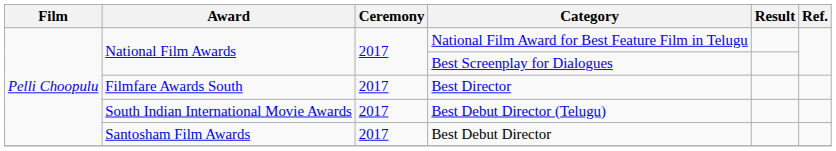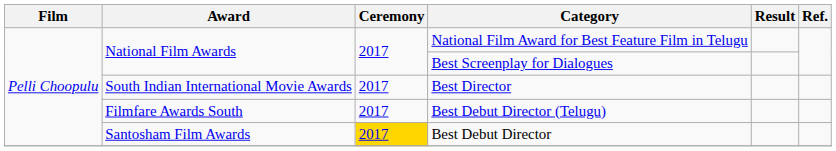(174, 87) Filmfare Awards South -> (229, 87) South Indian International Movie Awards
(229, 110) South Indian International Movie Awards -> (174, 110) Filmfare Awards South
(374, 134) no background -> (374, 134) gold background
